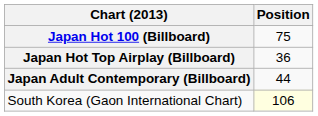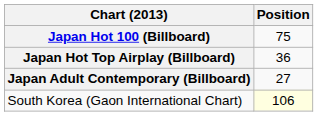(283, 79) 44 -> (283, 79) 27
